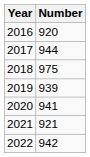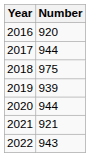(48, 106) 941 -> (48, 106) 944
(48, 143) 942 -> (48, 143) 943
